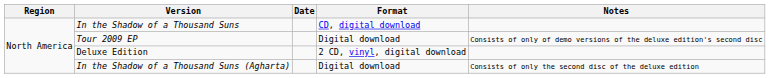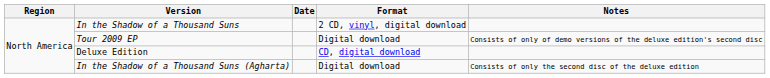(369, 25) CD, digital download -> (392, 25) 2 CD, vinyl, digital download
(392, 53) 2 CD, vinyl, digital download -> (369, 53) CD, digital download
